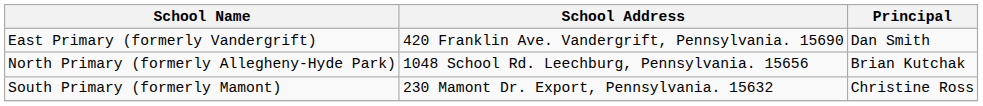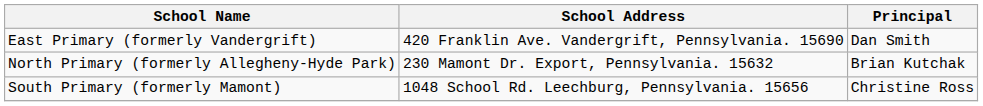(606, 64) 1048 School Rd. Leechburg, Pennsylvania. 15656 -> (588, 64) 230 Mamont Dr. Export, Pennsylvania. 15632
(588, 88) 230 Mamont Dr. Export, Pennsylvania. 15632 -> (606, 88) 1048 School Rd. Leechburg, Pennsylvania. 15656
